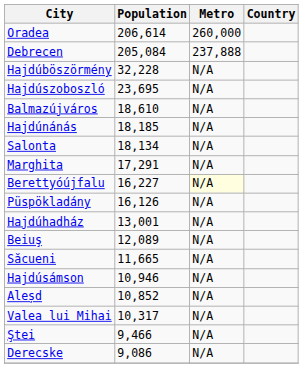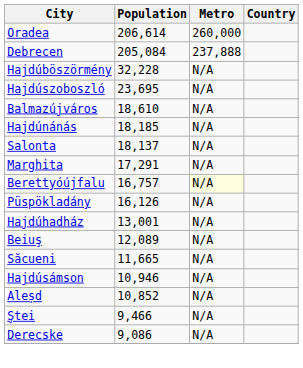(138, 146) 18,134 -> (138, 146) 18,137
(138, 184) 16,227 -> (138, 184) 16,757
- row: (59, 316)
